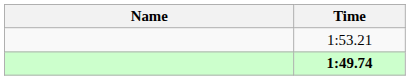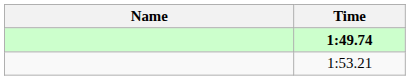rows swapped: (350, 63) <-> (350, 39)
